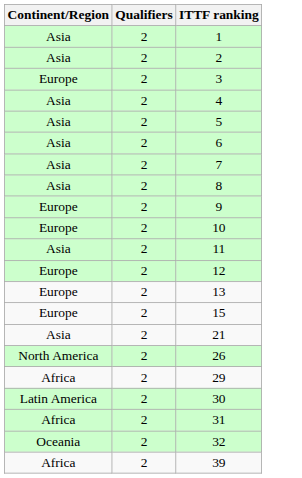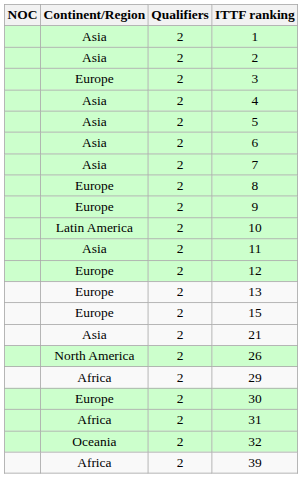+ column: (22, 15)
(58, 185) Asia -> (94, 185) Europe
(58, 228) Europe -> (94, 228) Latin America
(58, 398) Latin America -> (94, 398) Europe
